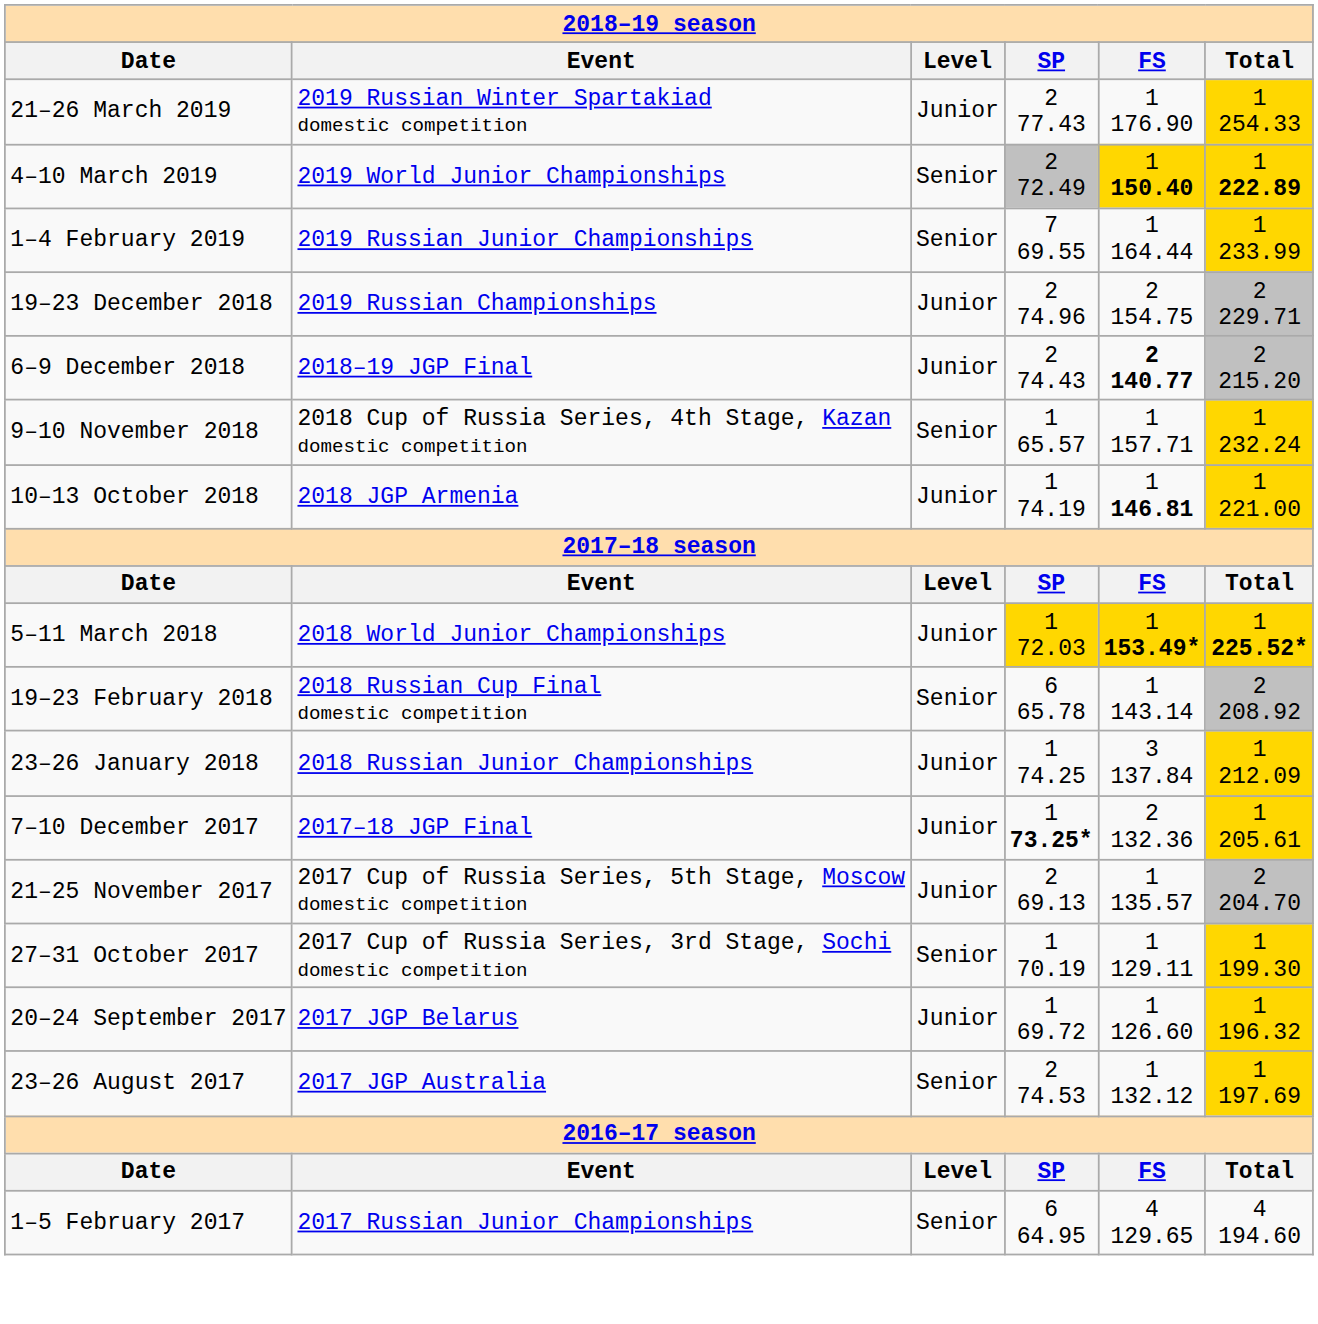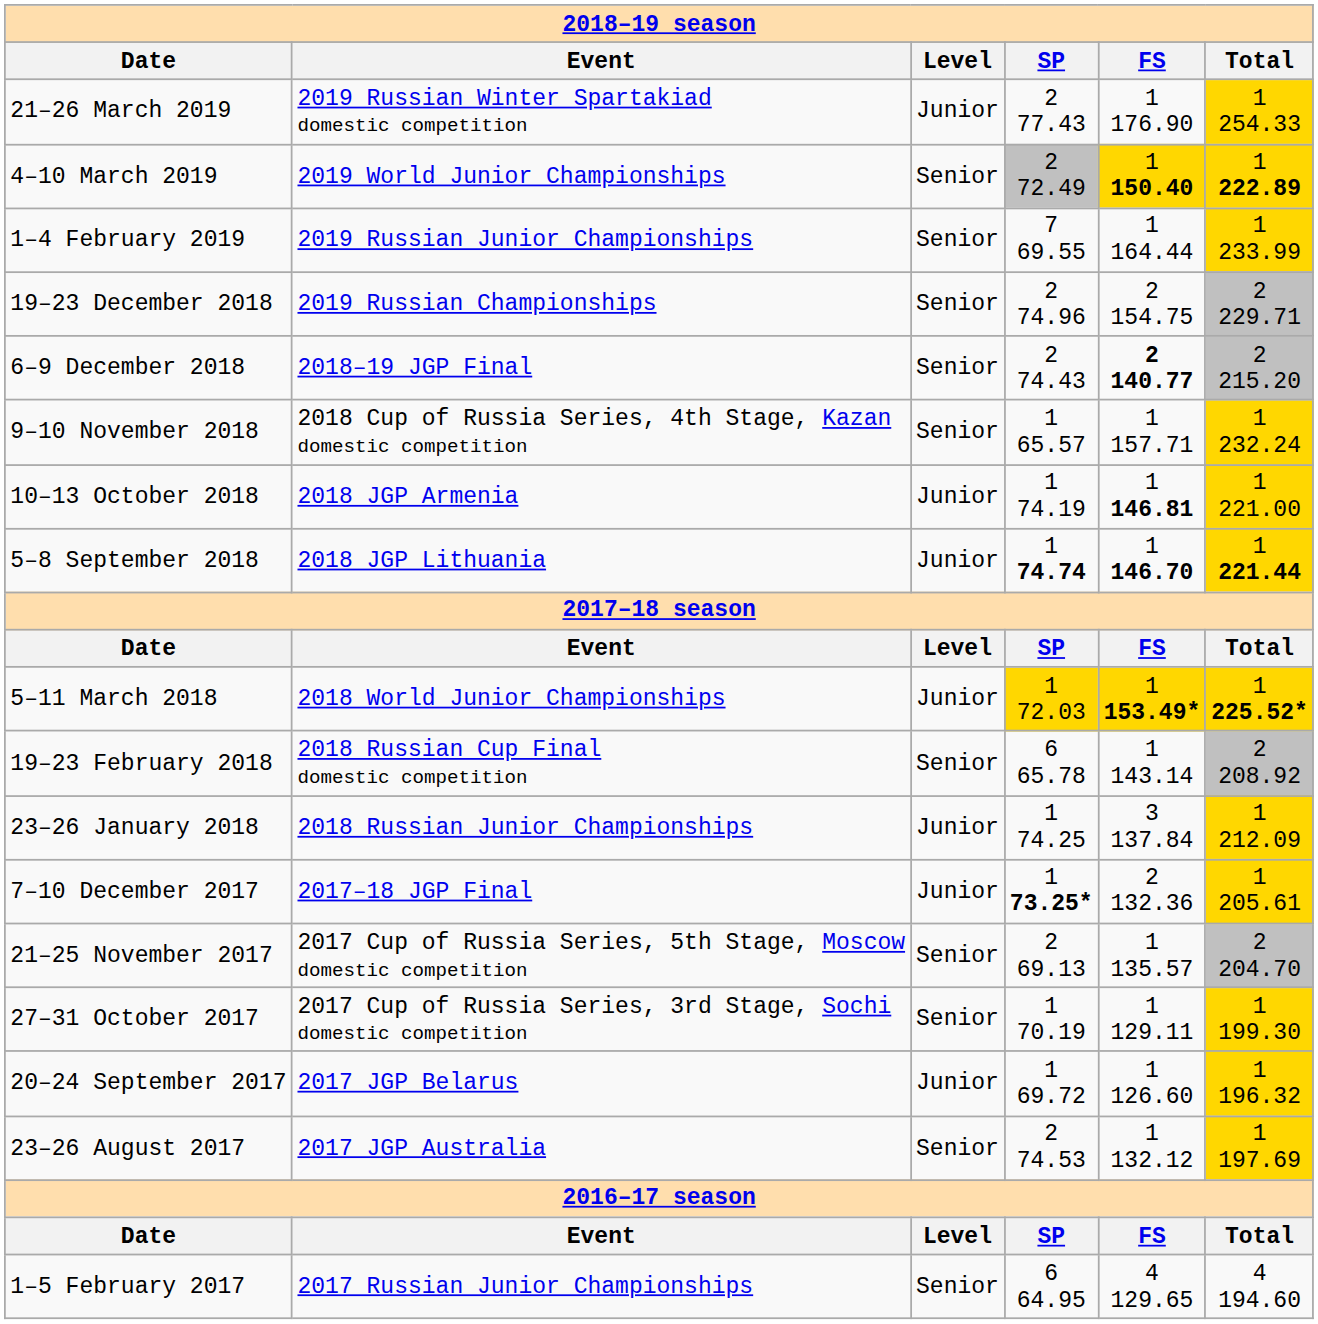(957, 304) Junior -> (957, 304) Senior
(957, 368) Junior -> (957, 368) Senior
+ row: (135, 560)
(957, 891) Junior -> (957, 956) Senior
